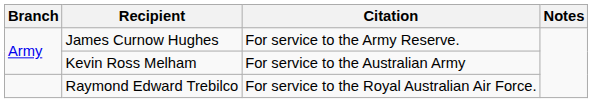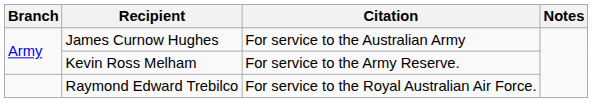(352, 40) For service to the Army Reserve. -> (355, 40) For service to the Australian Army
(355, 63) For service to the Australian Army -> (352, 63) For service to the Army Reserve.
